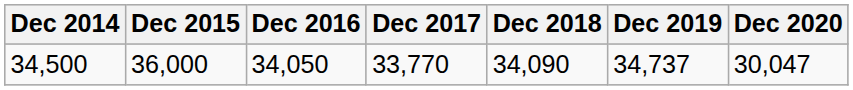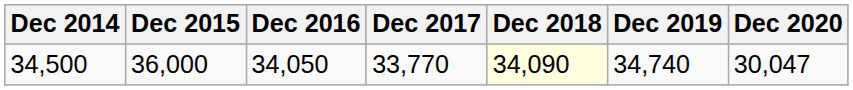(531, 64) no background -> (531, 64) lightyellow background
(652, 64) 34,737 -> (652, 64) 34,740
